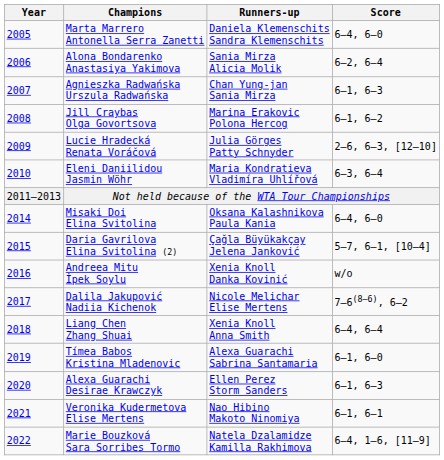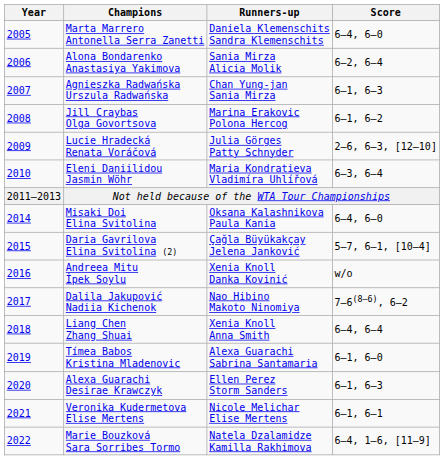(254, 302) Nicole Melichar Elise Mertens -> (254, 302) Nao Hibino Makoto Ninomiya
(254, 413) Nao Hibino Makoto Ninomiya -> (254, 413) Nicole Melichar Elise Mertens
